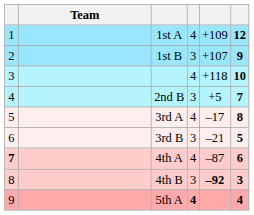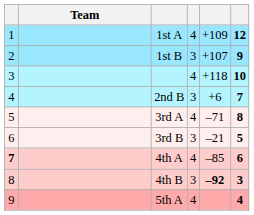(215, 97) +5 -> (215, 97) +6
(215, 117) –17 -> (215, 117) –71
(215, 158) –87 -> (215, 158) –85
(193, 199) bold -> (193, 199) normal
